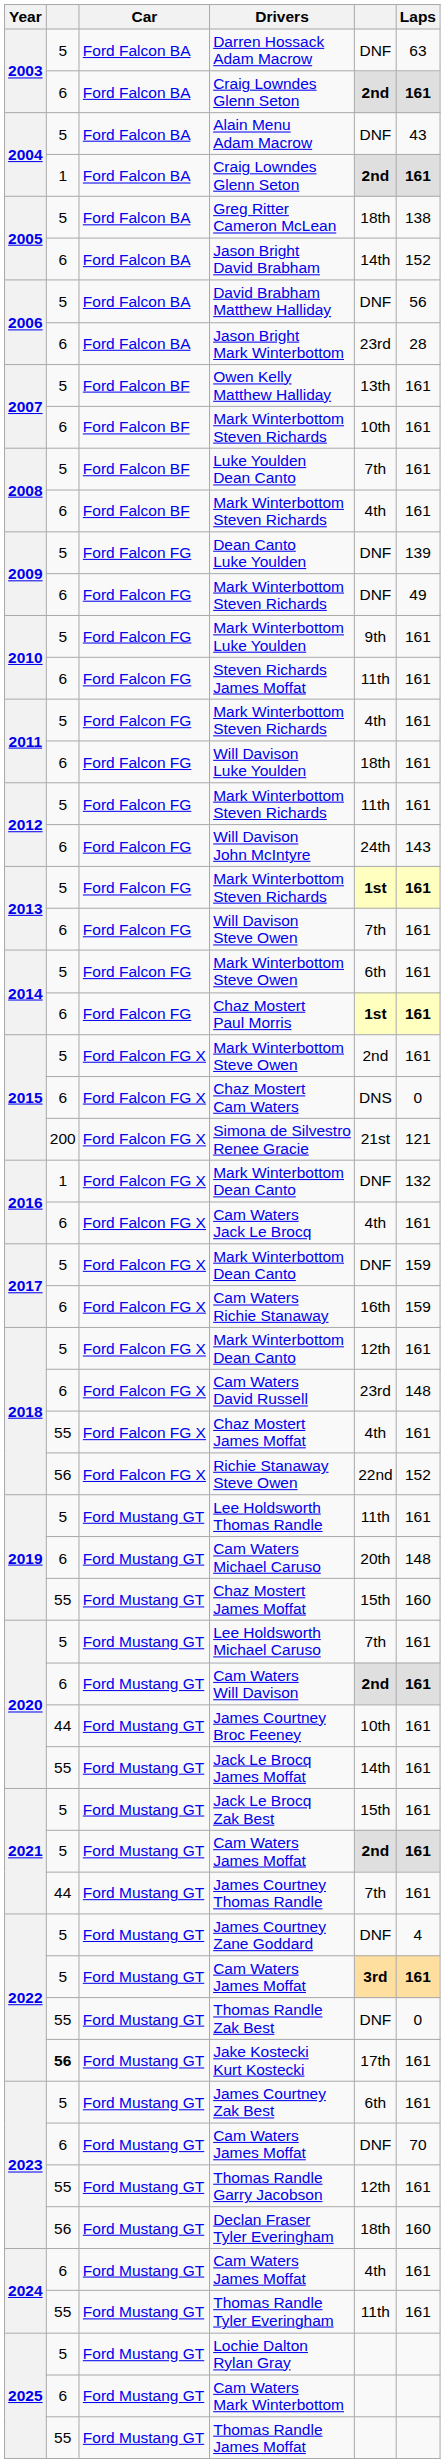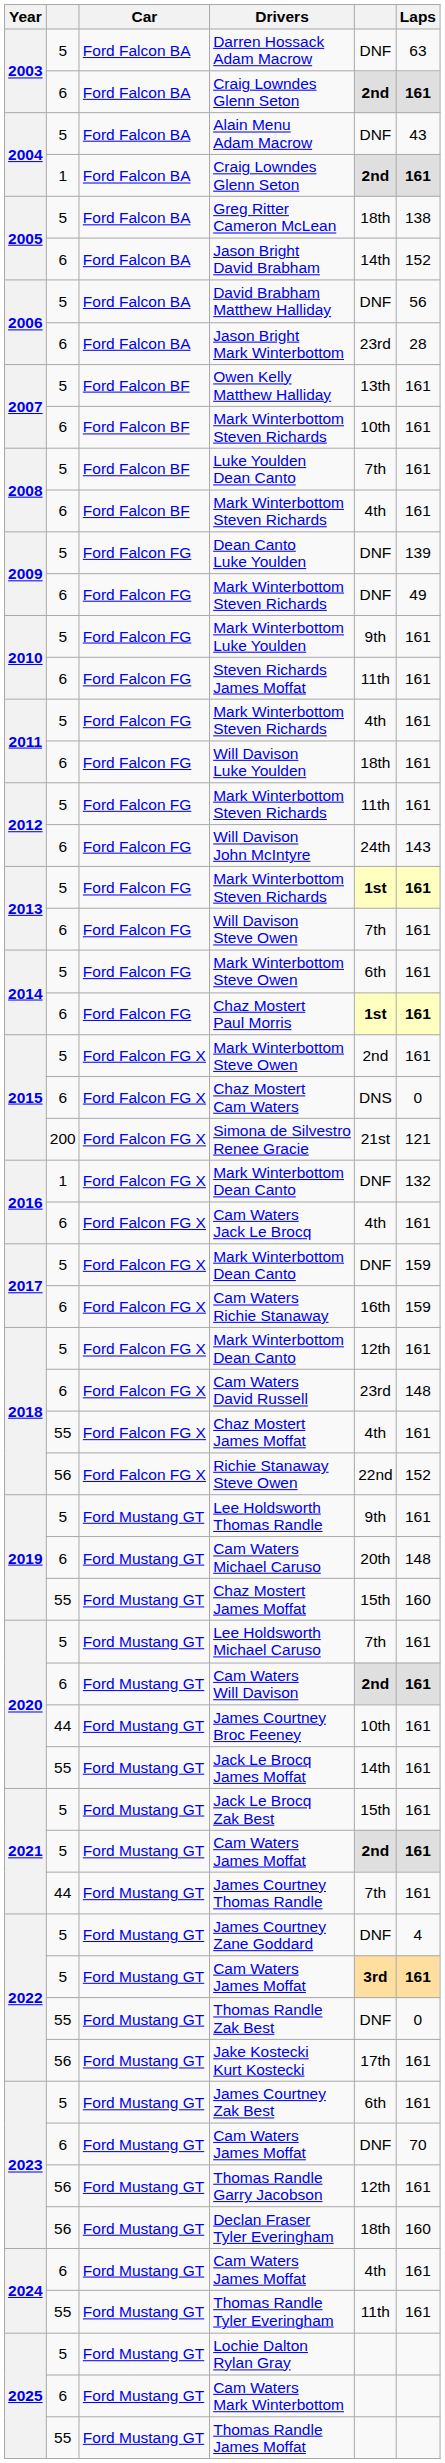(375, 1516) 11th -> (375, 1516) 9th
(63, 2061) bold -> (63, 2061) normal
(63, 2186) 55 -> (63, 2186) 56
